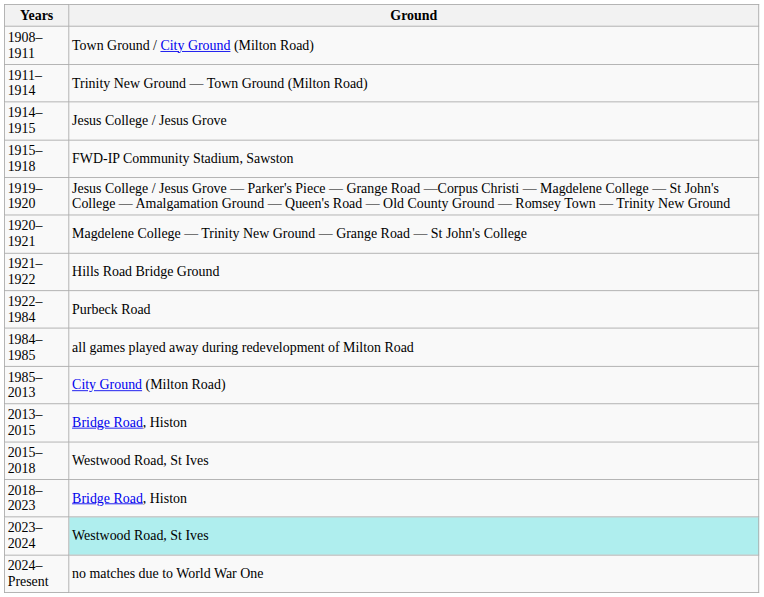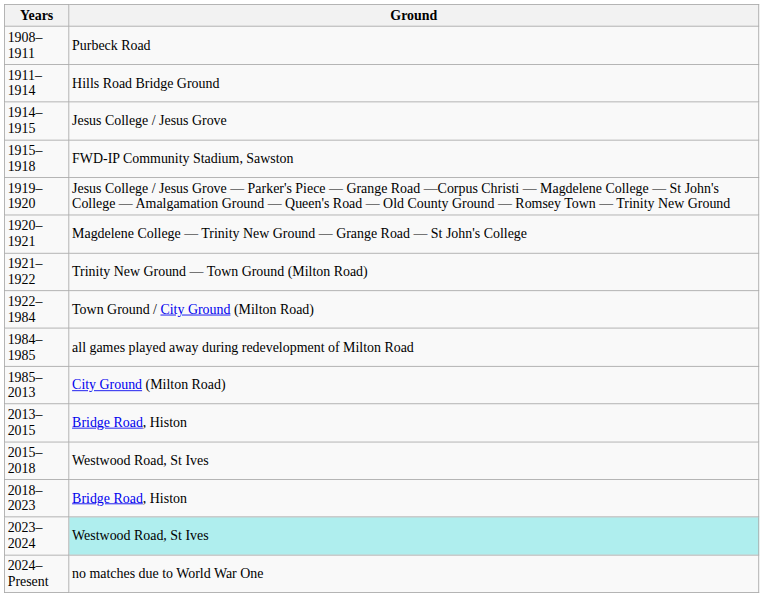(193, 45) Town Ground / City Ground (Milton Road) -> (111, 45) Purbeck Road
(220, 83) Trinity New Ground — Town Ground (Milton Road) -> (146, 83) Hills Road Bridge Ground
(146, 271) Hills Road Bridge Ground -> (220, 271) Trinity New Ground — Town Ground (Milton Road)
(111, 309) Purbeck Road -> (193, 309) Town Ground / City Ground (Milton Road)
